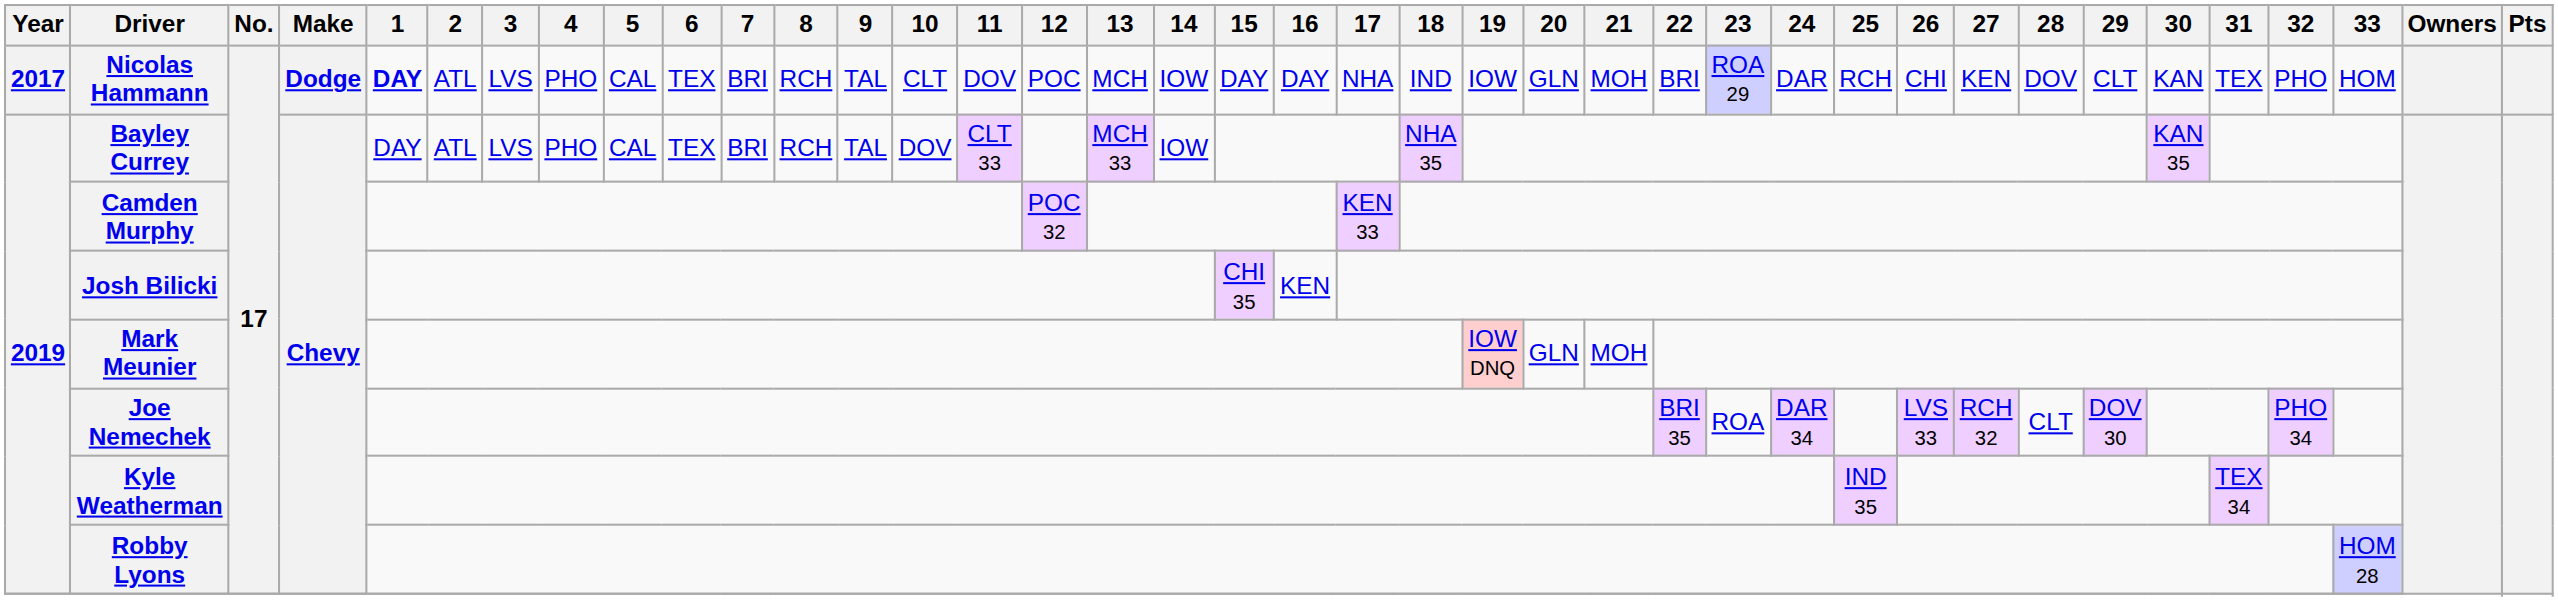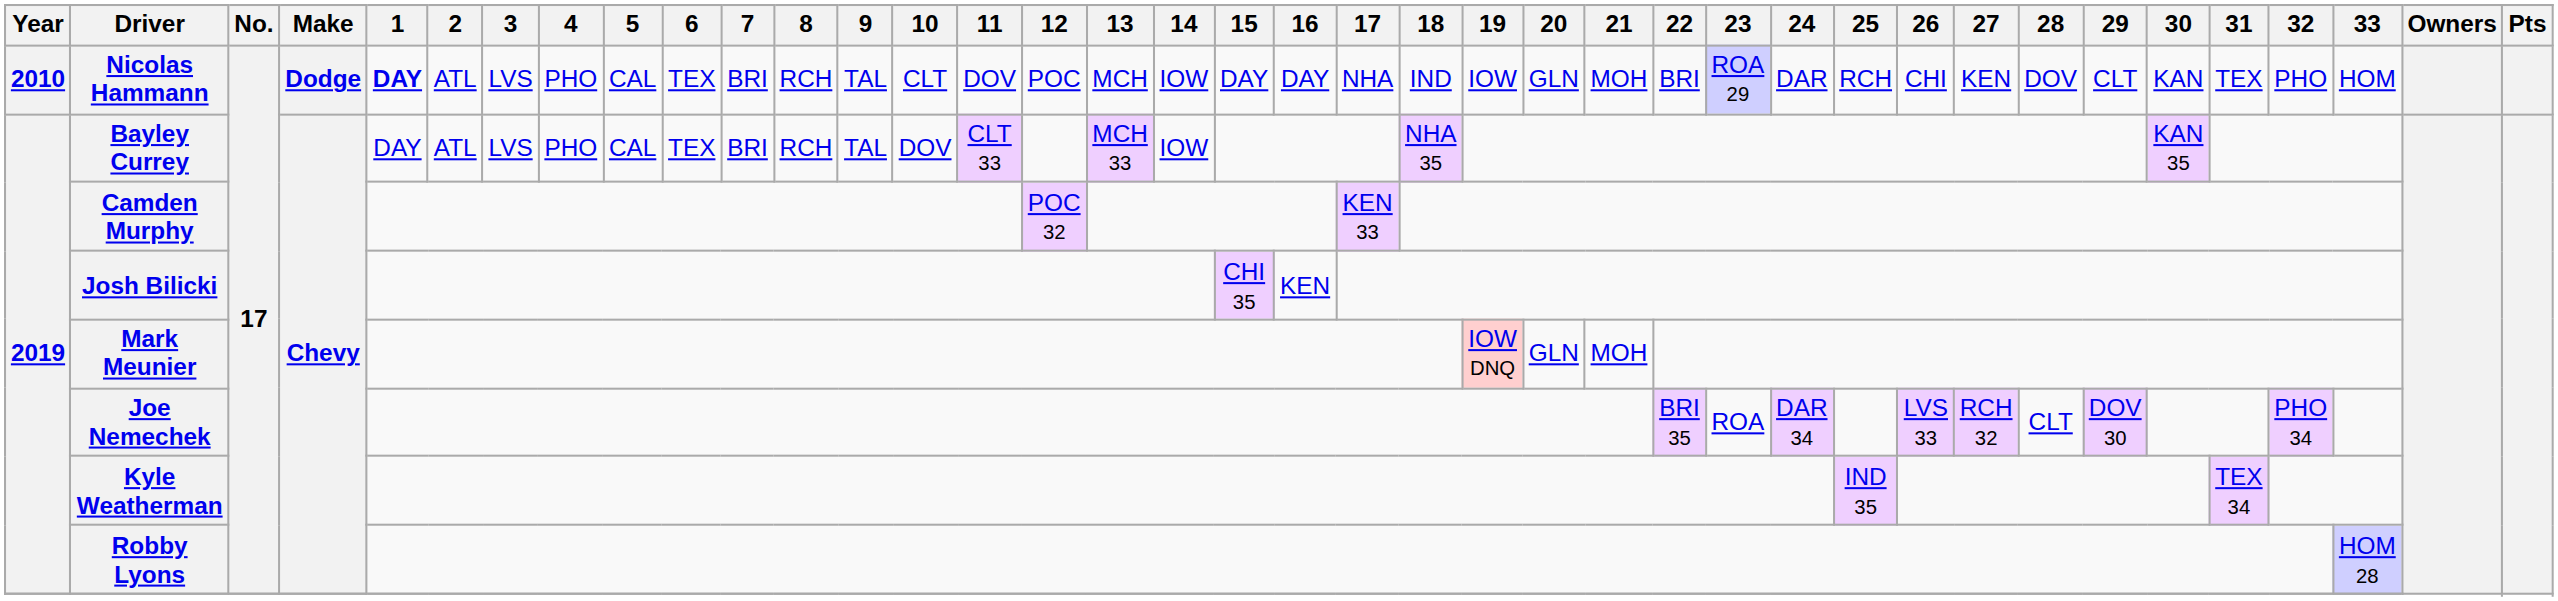(38, 79) 2017 -> (38, 79) 2010
